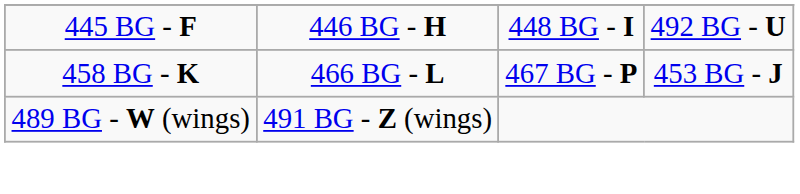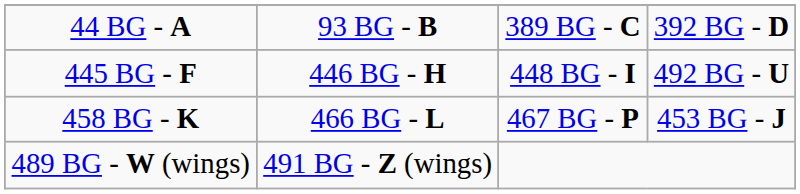+ row: (131, 27)
